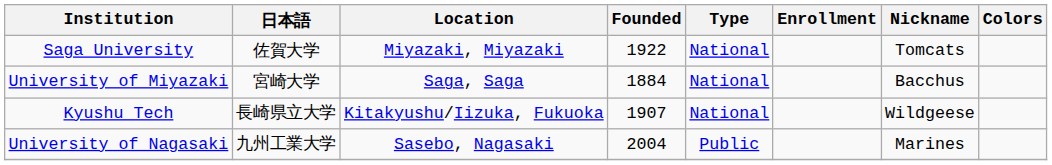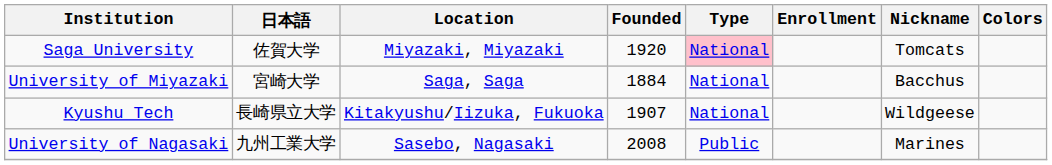(646, 51) 1922 -> (646, 51) 1920
(729, 51) no background -> (729, 51) pink background
(646, 144) 2004 -> (646, 144) 2008
